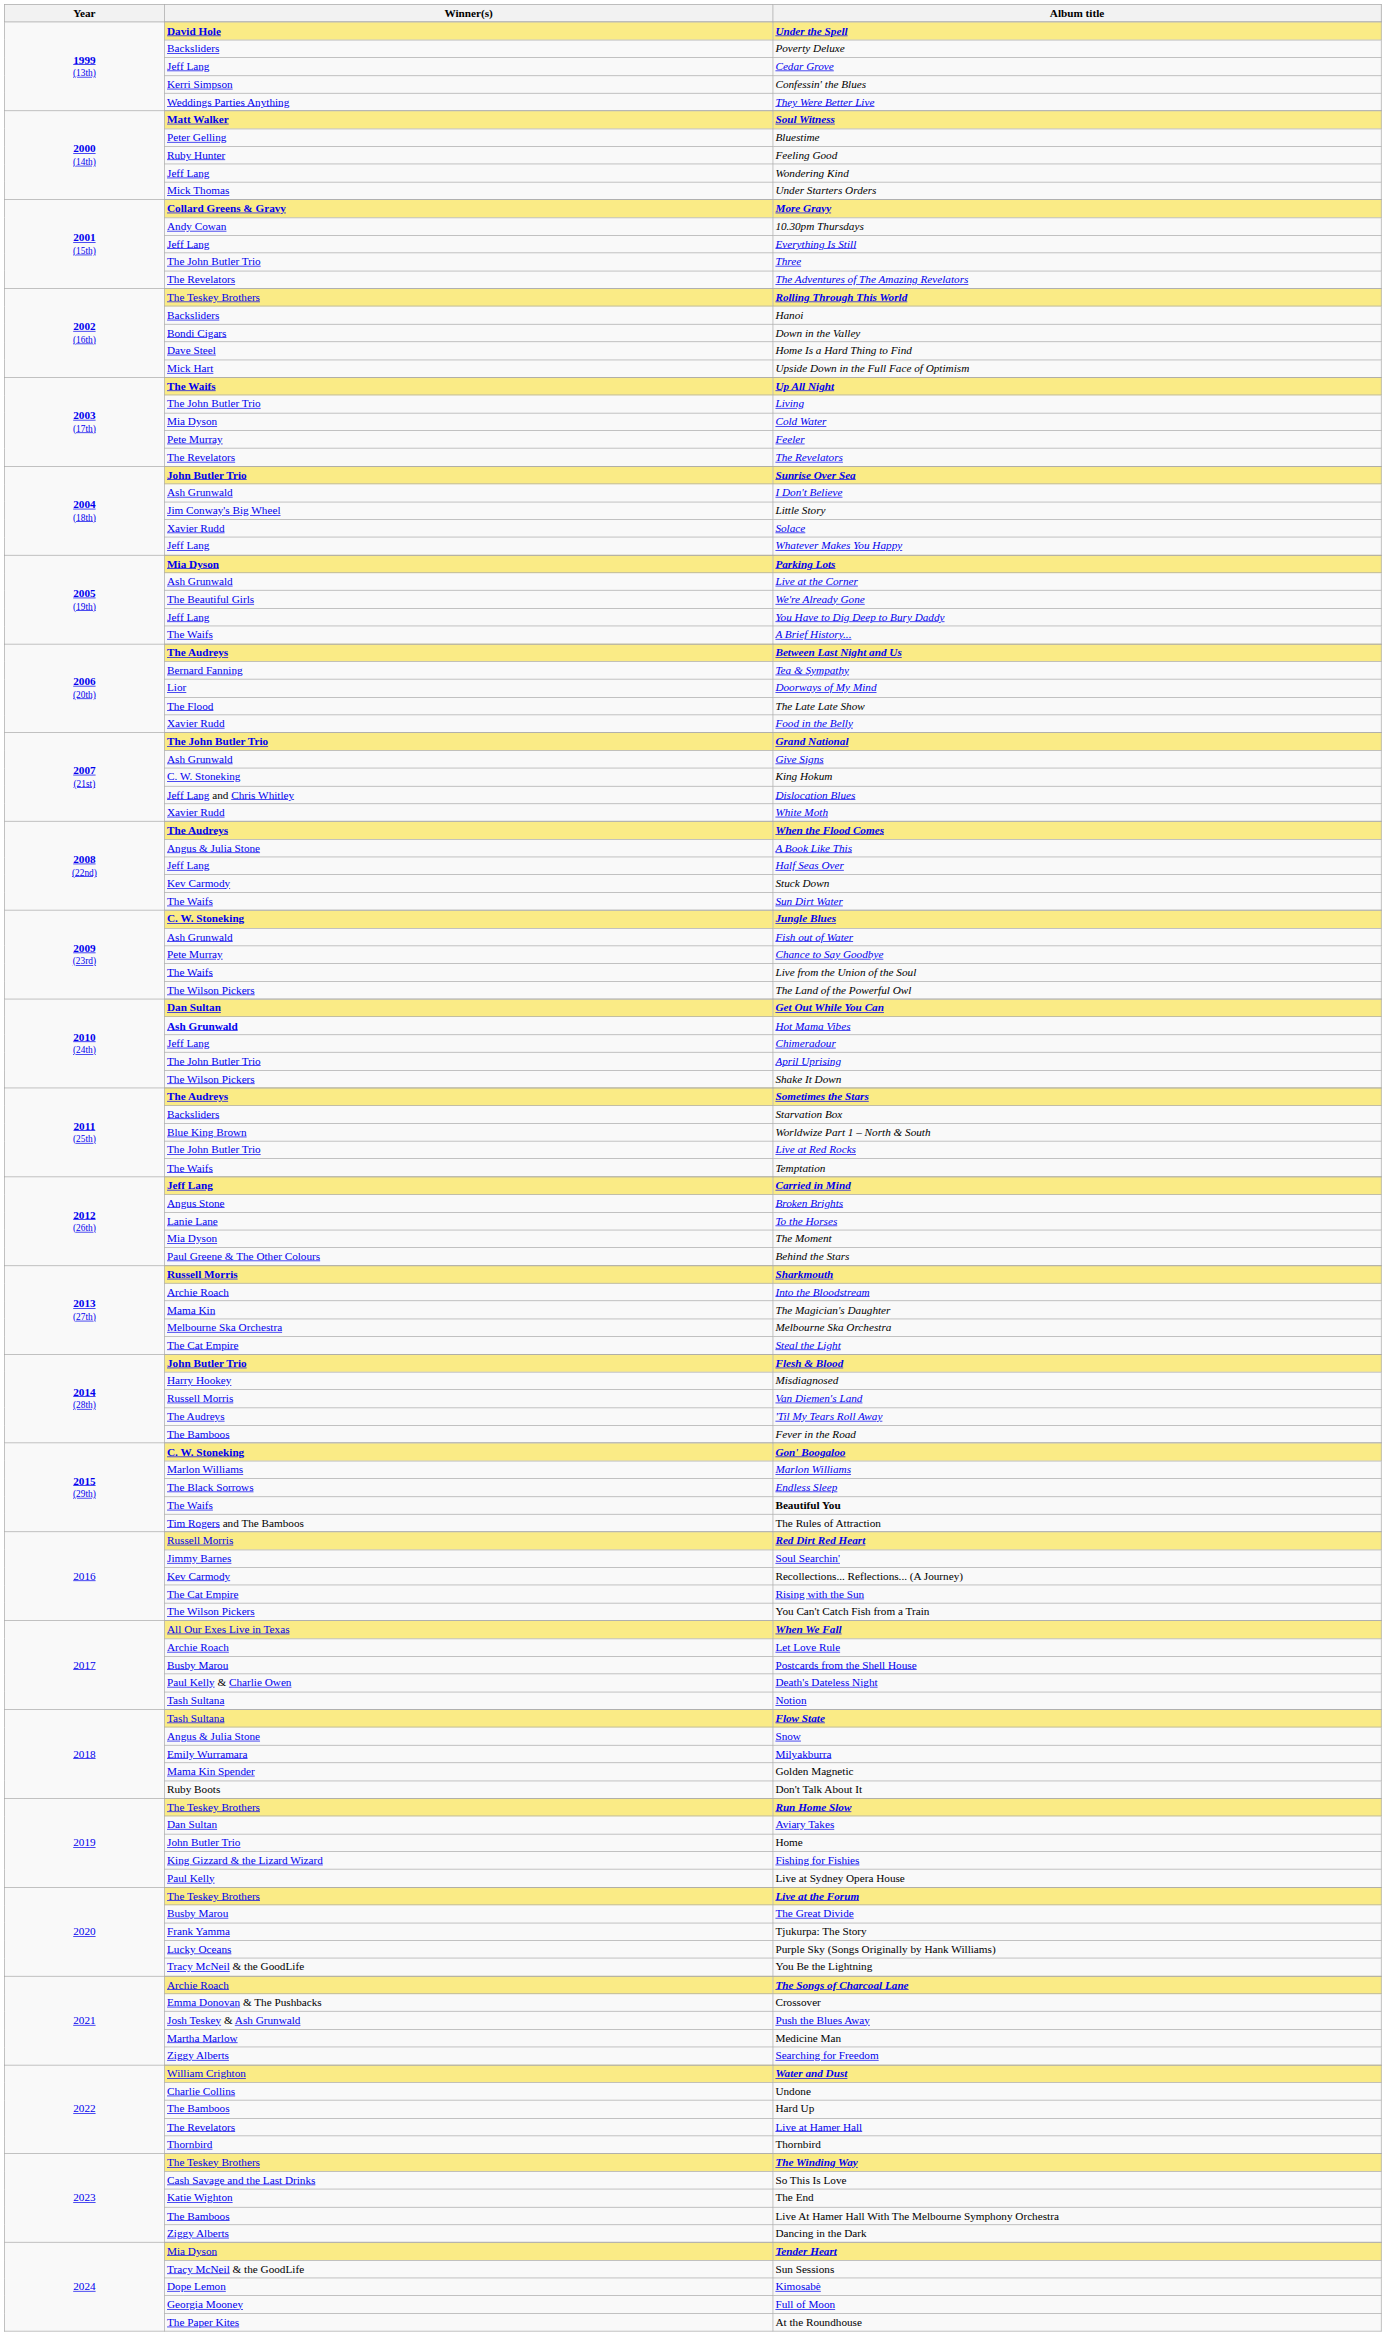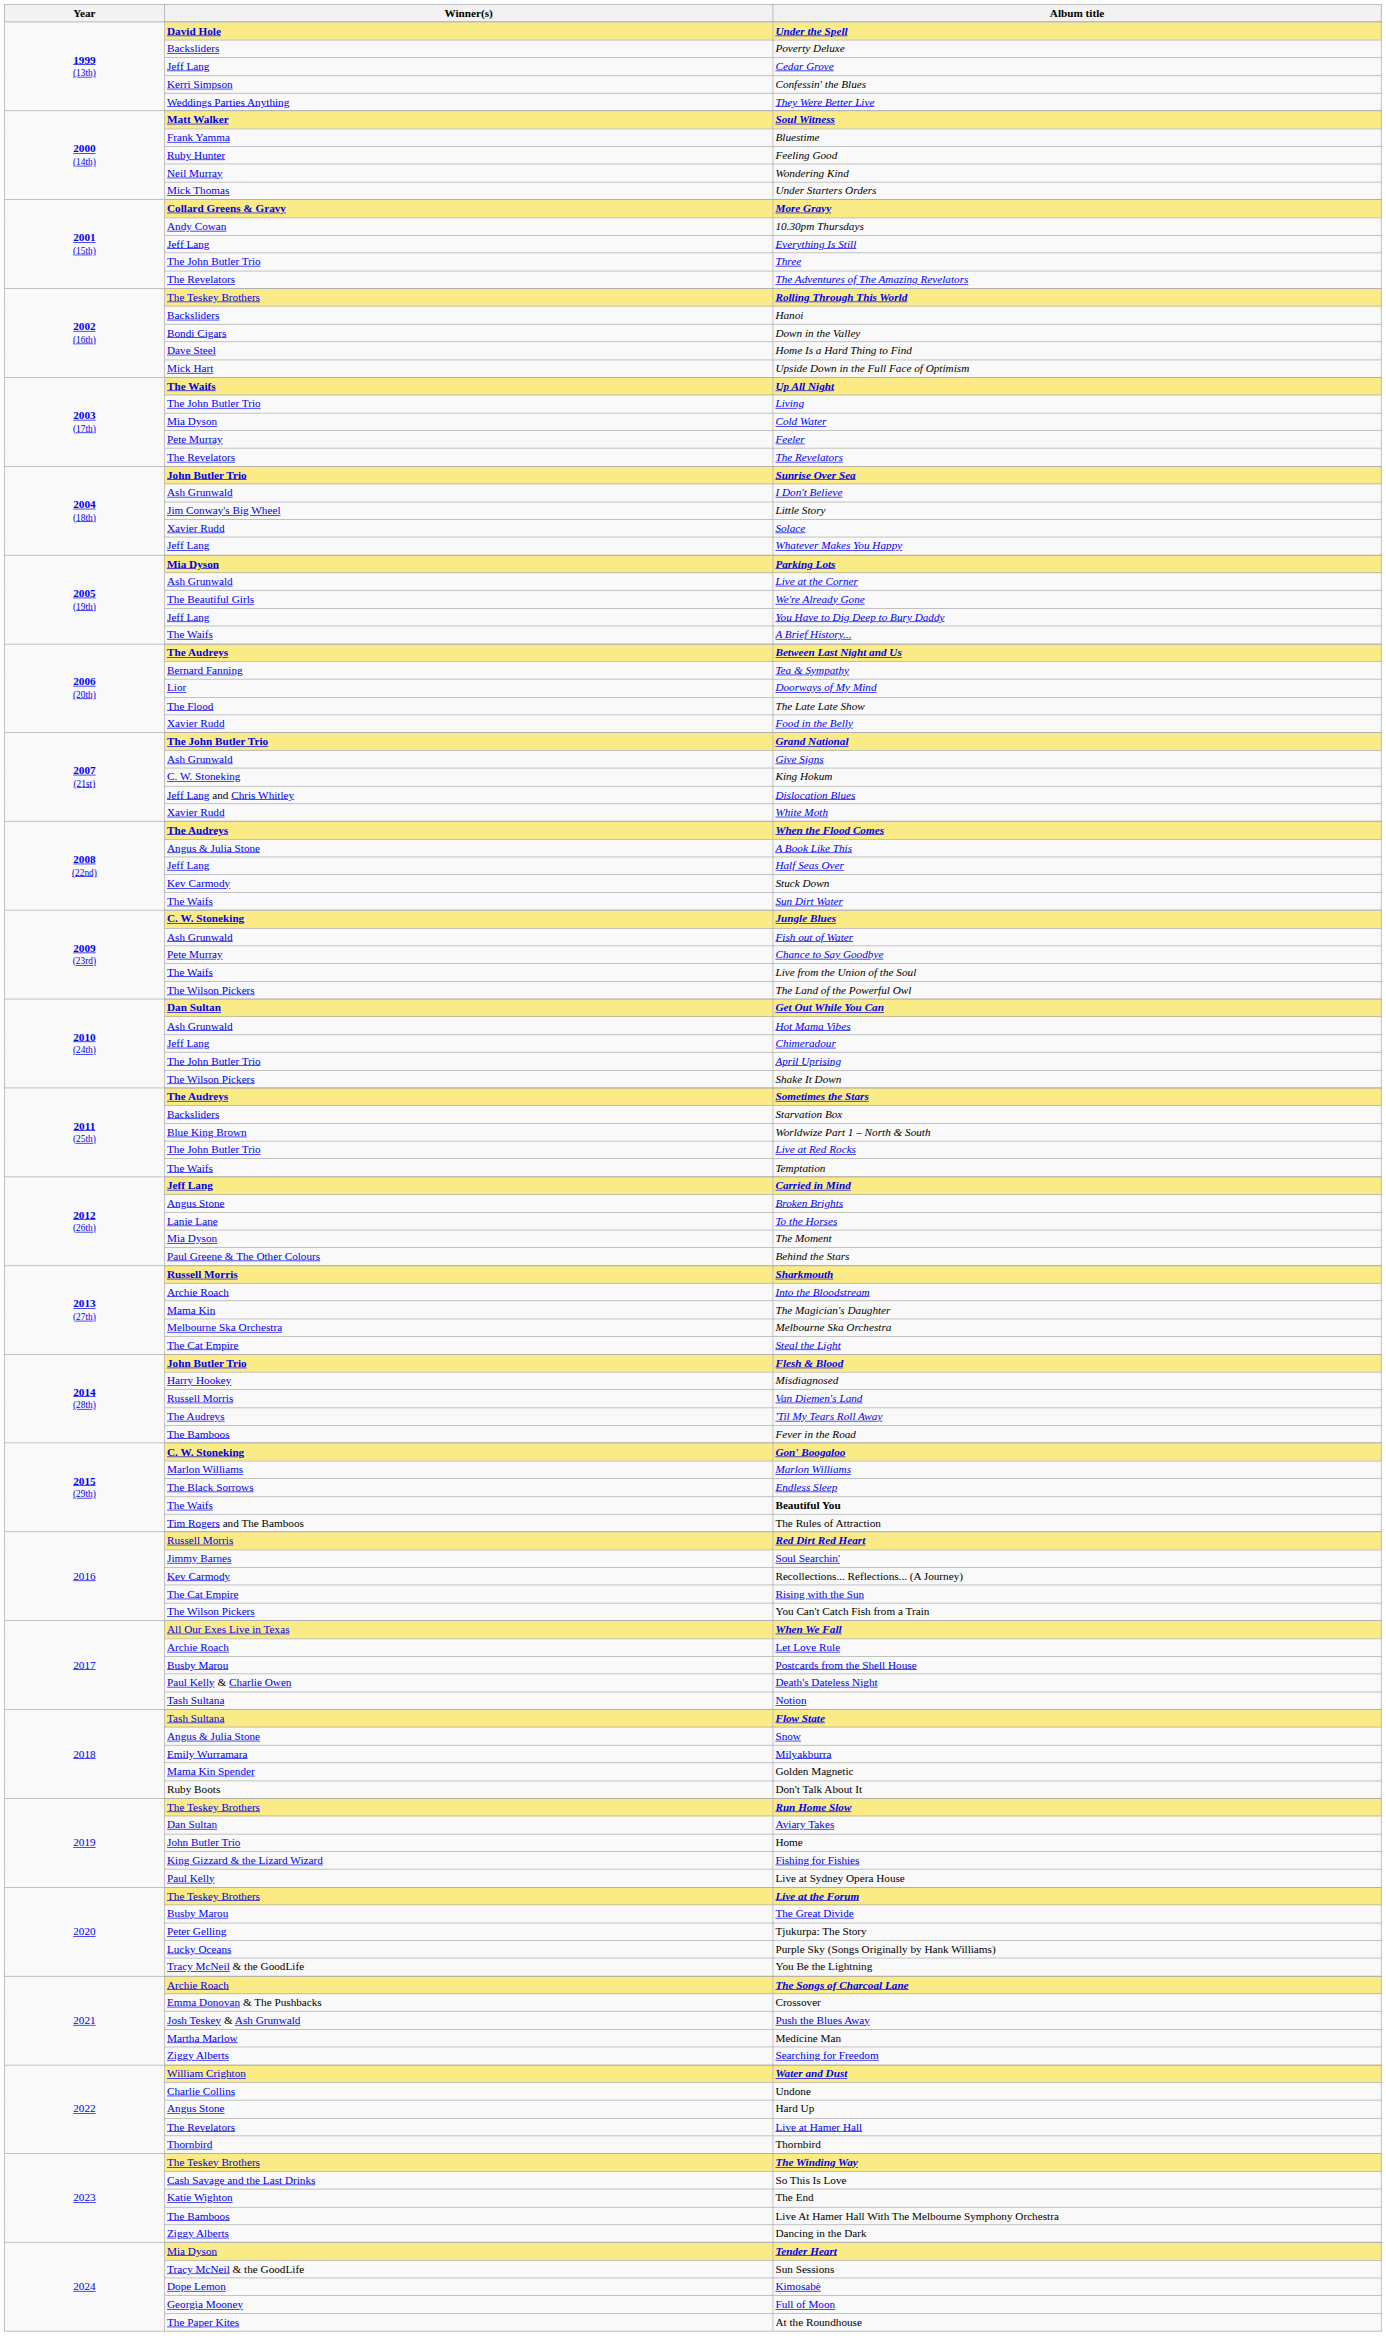(197, 137) Peter Gelling -> (198, 137) Frank Yamma
(188, 173) Jeff Lang -> (195, 173) Neil Murray
(202, 1025) bold -> (200, 1025) normal
(198, 1931) Frank Yamma -> (197, 1931) Peter Gelling
(198, 2109) The Bamboos -> (196, 2109) Angus Stone
